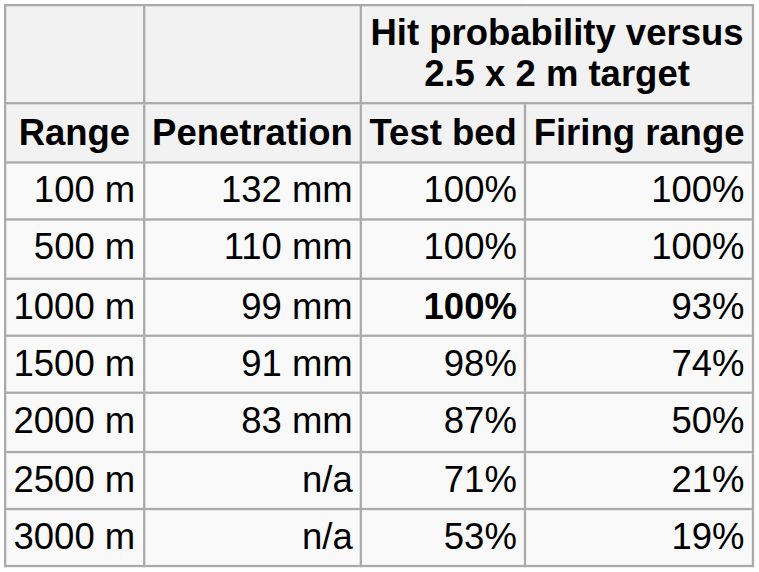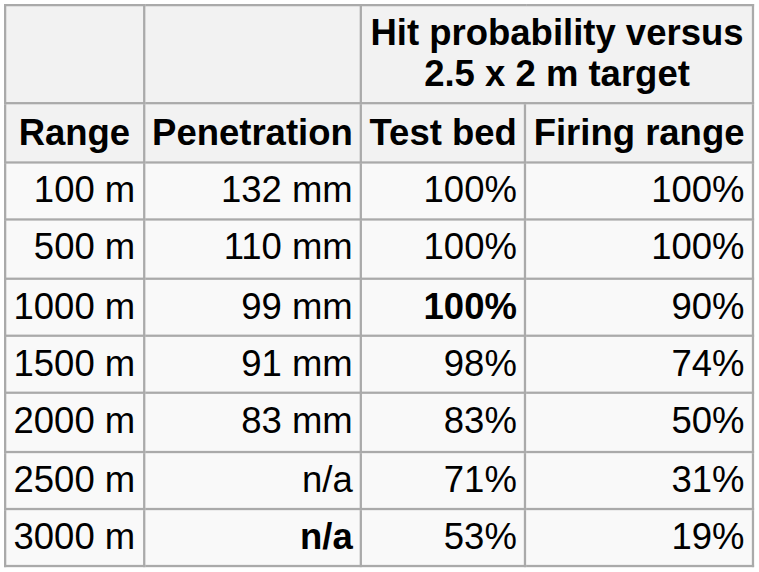(708, 305) 93% -> (708, 305) 90%
(480, 421) 87% -> (480, 421) 83%
(708, 479) 21% -> (708, 479) 31%
(327, 537) normal -> (326, 537) bold
